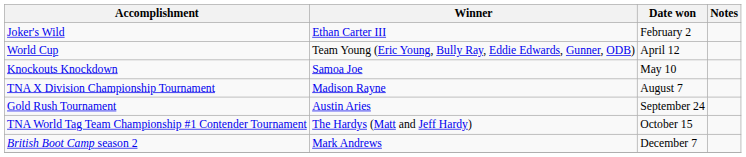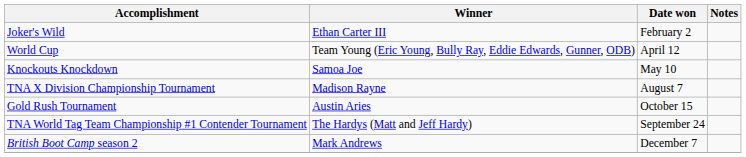(673, 106) September 24 -> (666, 106) October 15
(666, 124) October 15 -> (673, 124) September 24
